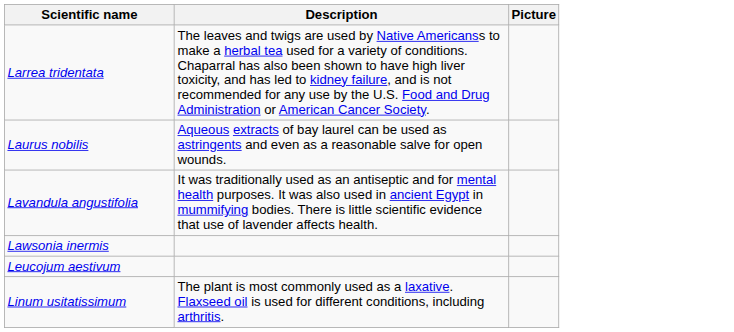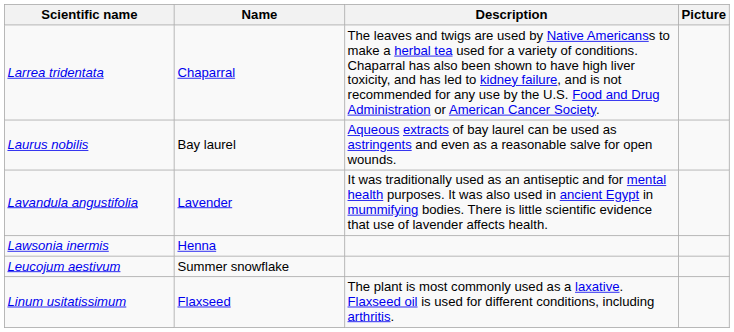+ column: (259, 14)
